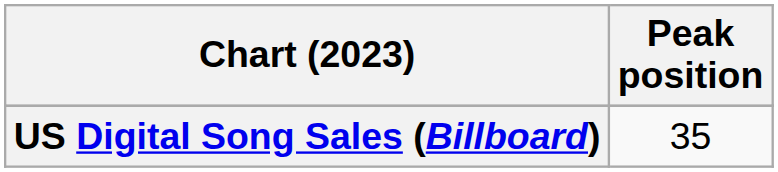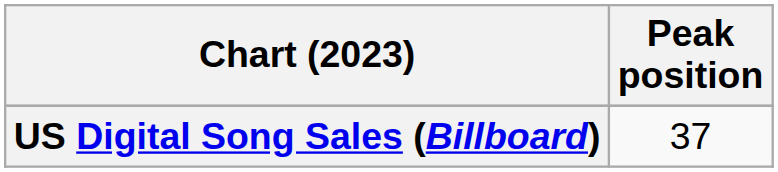(691, 135) 35 -> (691, 135) 37
